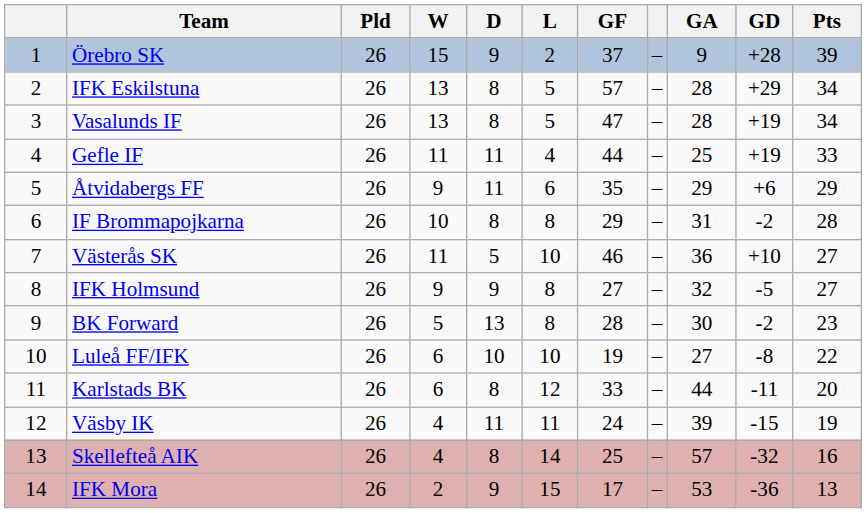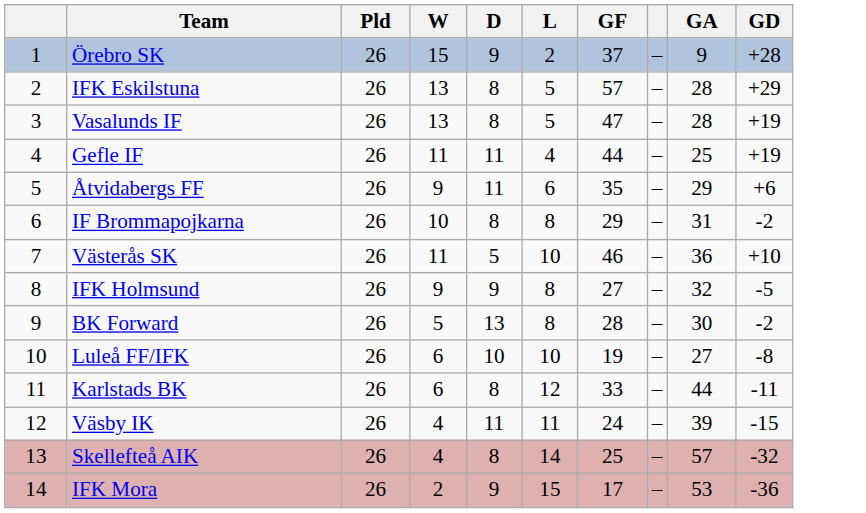- column: (827, 21)
